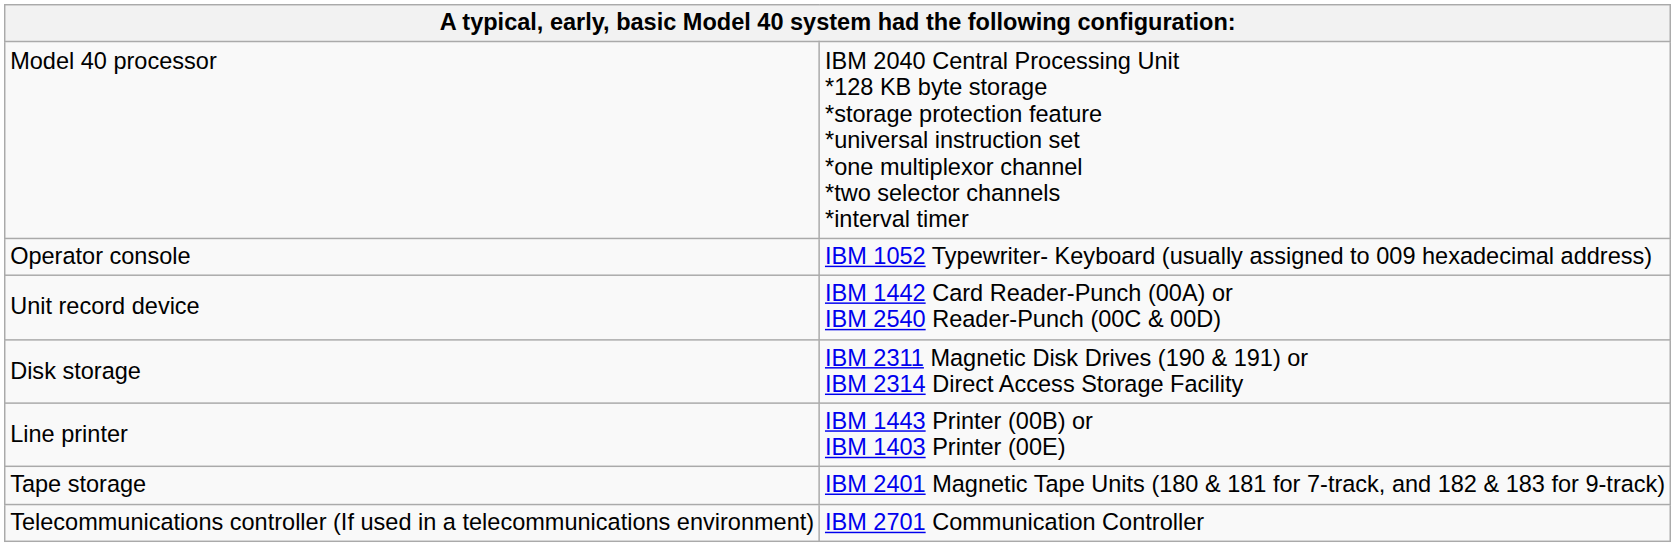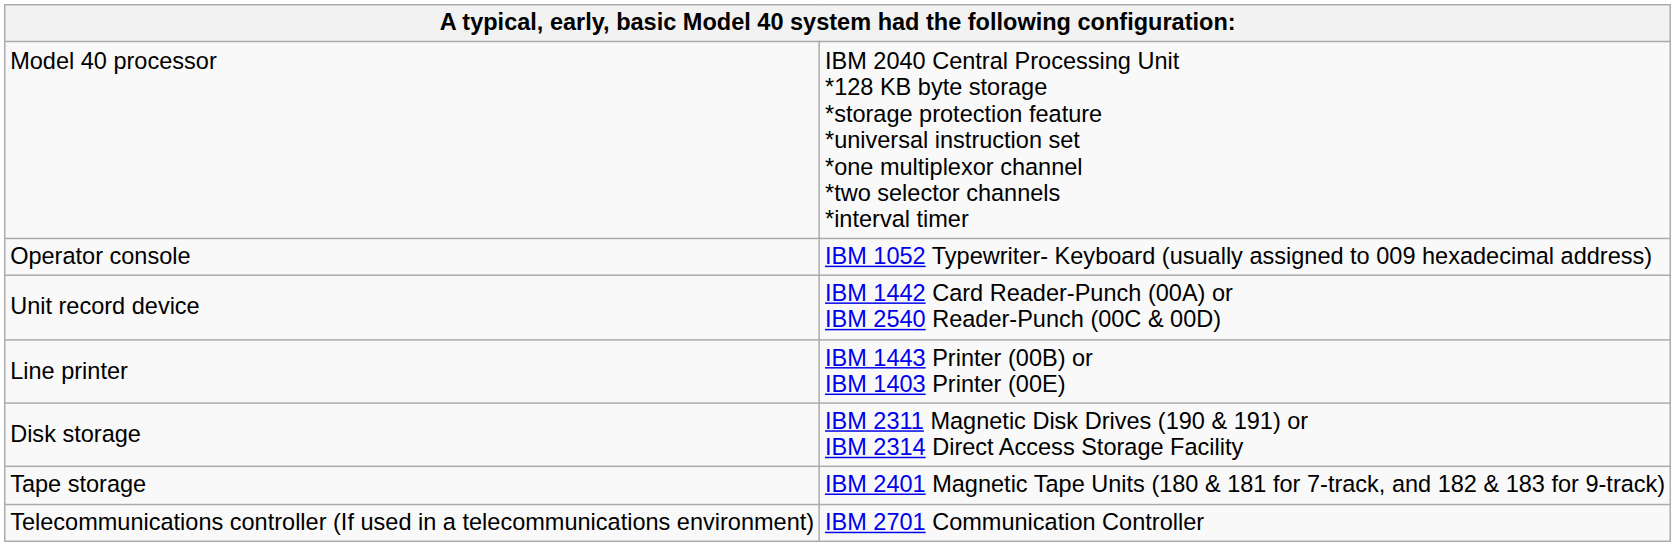rows swapped: (69, 434) <-> (76, 370)
